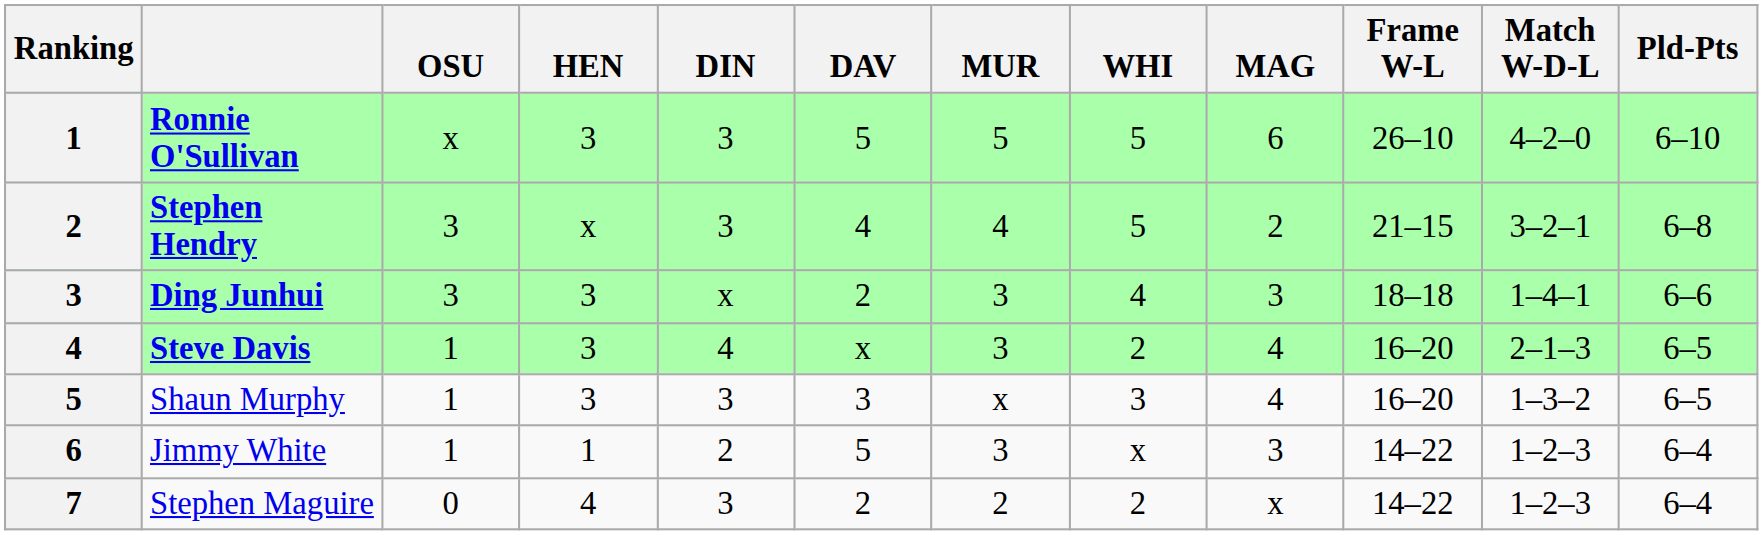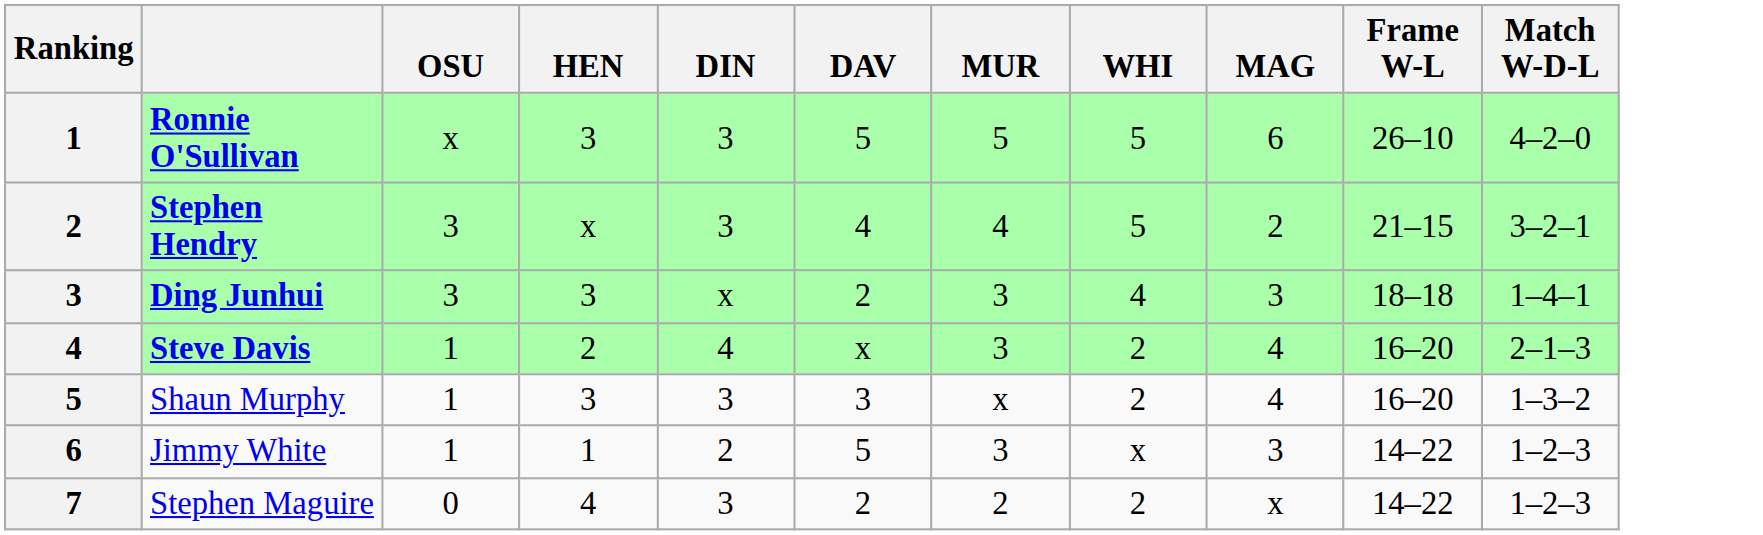- column: (1688, 48)
(588, 347) 3 -> (588, 347) 2
(1138, 399) 3 -> (1138, 399) 2
